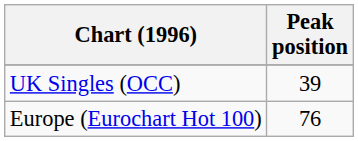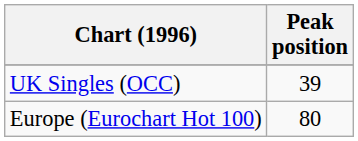(310, 118) 76 -> (310, 118) 80
